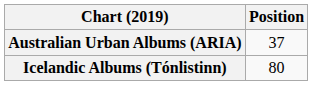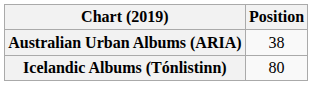(276, 42) 37 -> (276, 42) 38
